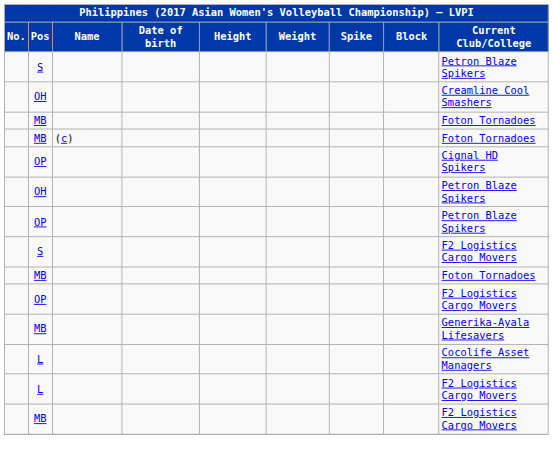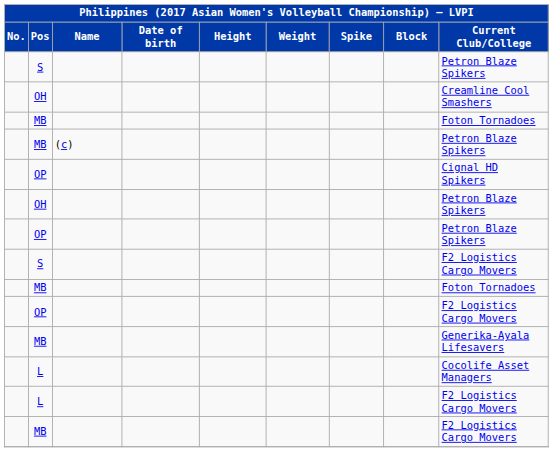(489, 138) Foton Tornadoes -> (479, 144) Petron Blaze Spikers
